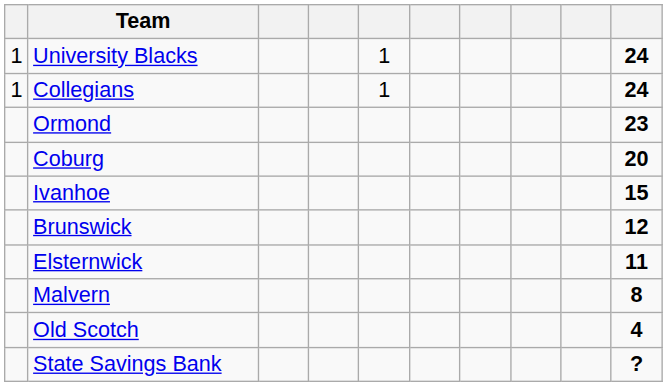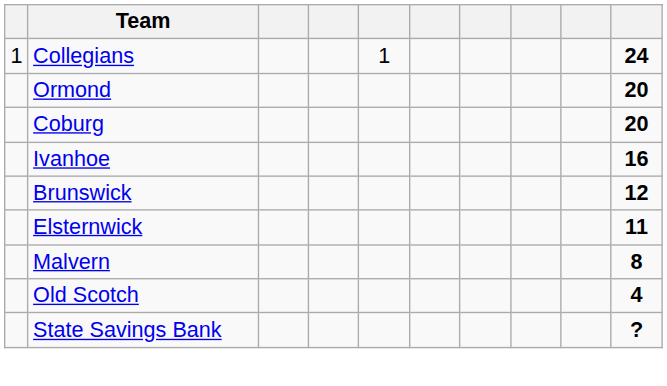- row: (115, 55)
(637, 124) 23 -> (637, 90) 20
(637, 192) 15 -> (637, 158) 16
